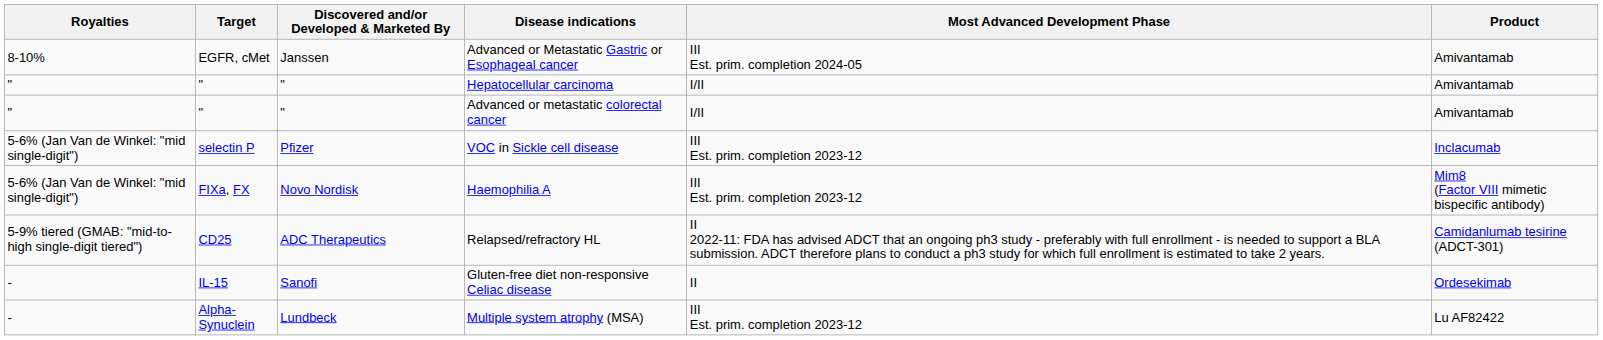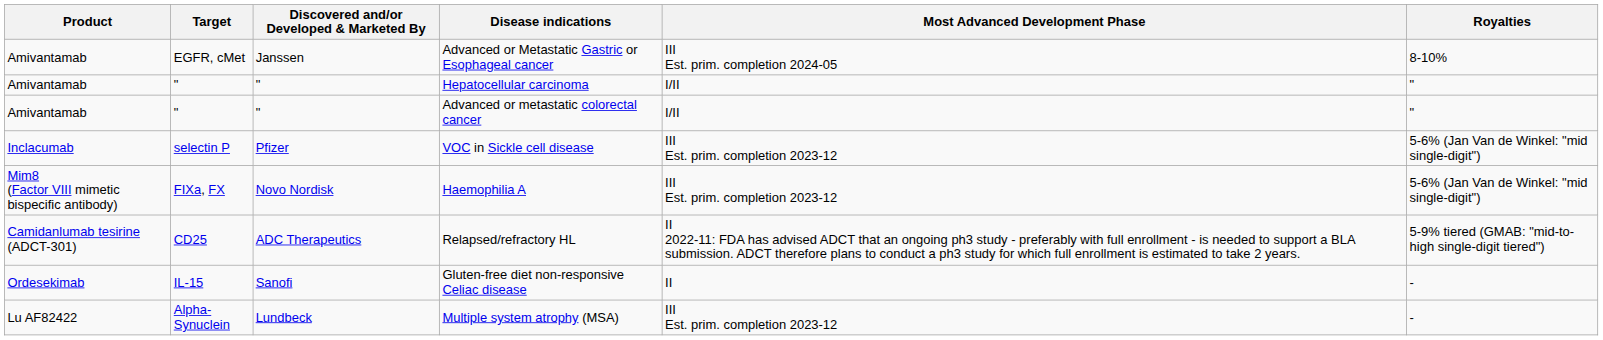columns swapped: (1514, 22) <-> (100, 22)
